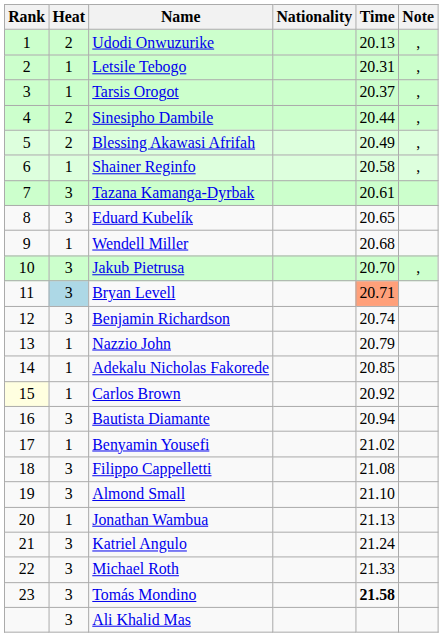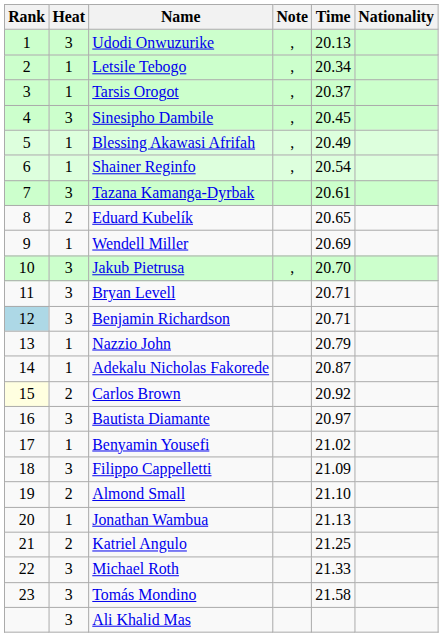columns swapped: (314, 17) <-> (418, 17)
(69, 42) 2 -> (69, 42) 3
(377, 67) 20.31 -> (333, 67) 20.34
(69, 117) 2 -> (69, 117) 3
(377, 117) 20.44 -> (333, 117) 20.45
(69, 142) 2 -> (69, 142) 1
(377, 167) 20.58 -> (333, 167) 20.54
(69, 218) 3 -> (69, 218) 2
(377, 243) 20.68 -> (333, 243) 20.69
(69, 293) lightblue background -> (69, 293) no background
(377, 293) lightsalmon background -> (333, 293) no background
(27, 318) no background -> (27, 318) lightblue background
(377, 318) 20.74 -> (333, 318) 20.71
(377, 368) 20.85 -> (333, 368) 20.87
(69, 393) 1 -> (69, 393) 2
(377, 419) 20.94 -> (333, 419) 20.97
(377, 469) 21.08 -> (333, 469) 21.09
(69, 494) 3 -> (69, 494) 2
(69, 544) 3 -> (69, 544) 2
(377, 544) 21.24 -> (333, 544) 21.25
(377, 594) bold -> (333, 594) normal
